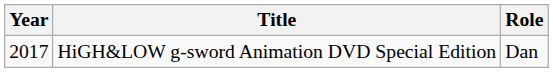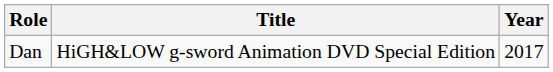columns swapped: (29, 20) <-> (524, 20)
